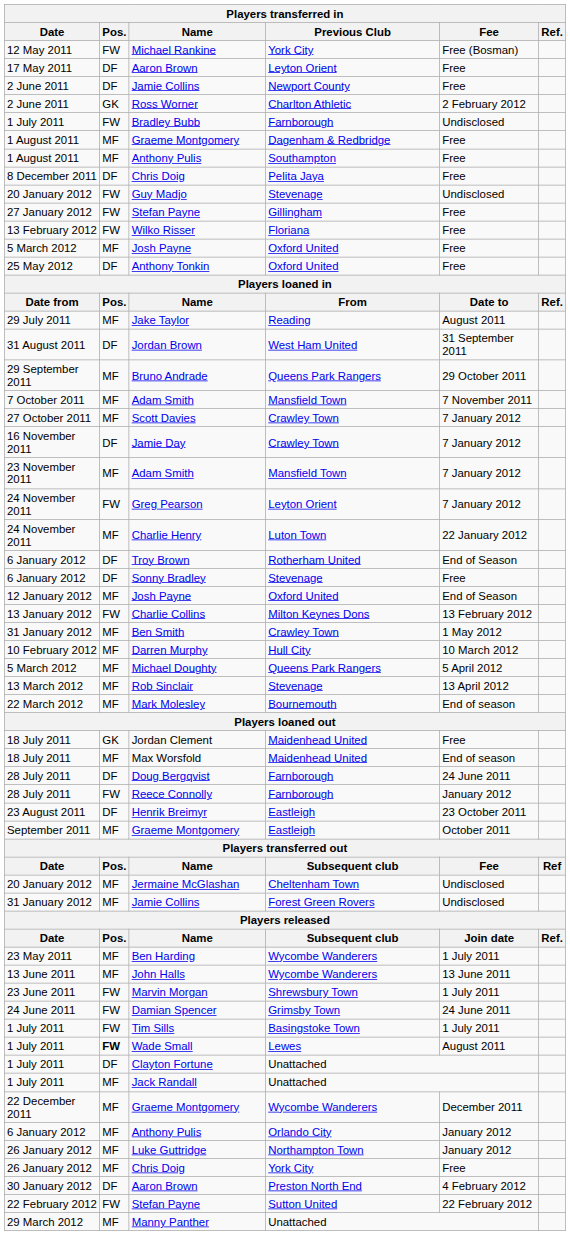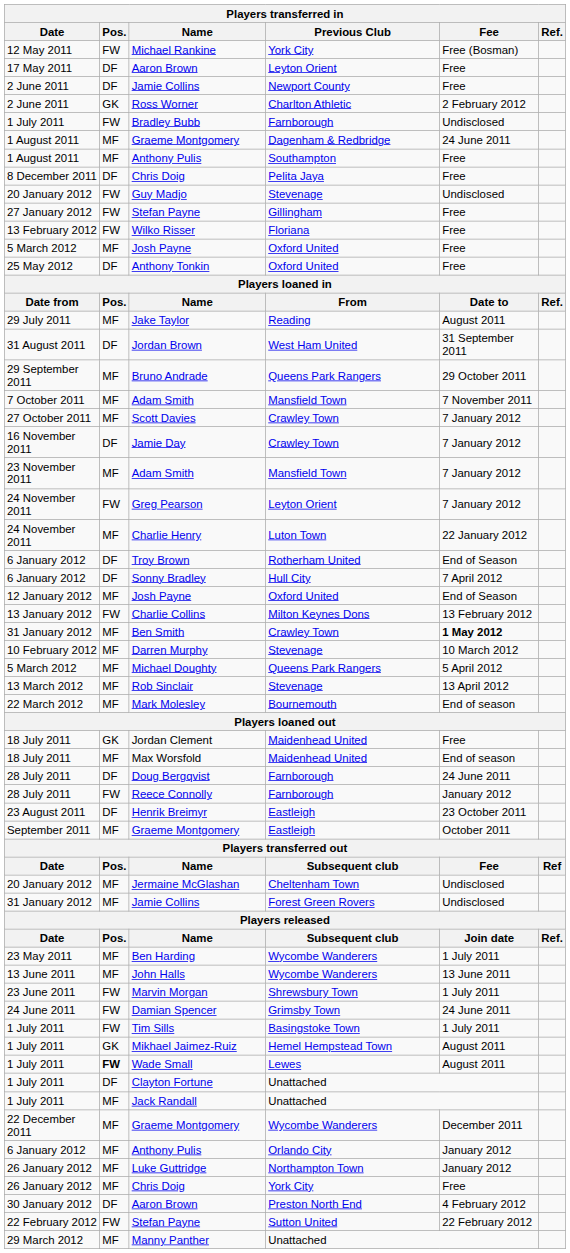(454, 140) Free -> (476, 140) 24 June 2011
(295, 577) Stevenage -> (289, 577) Hull City
(454, 577) Free -> (472, 577) 7 April 2012
(472, 631) normal -> (472, 631) bold
(289, 650) Hull City -> (295, 650) Stevenage
+ row: (36, 1047)
